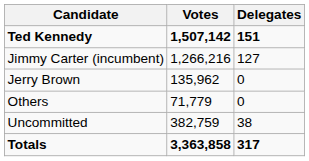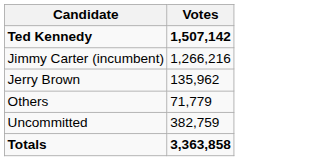- column: (269, 15)
